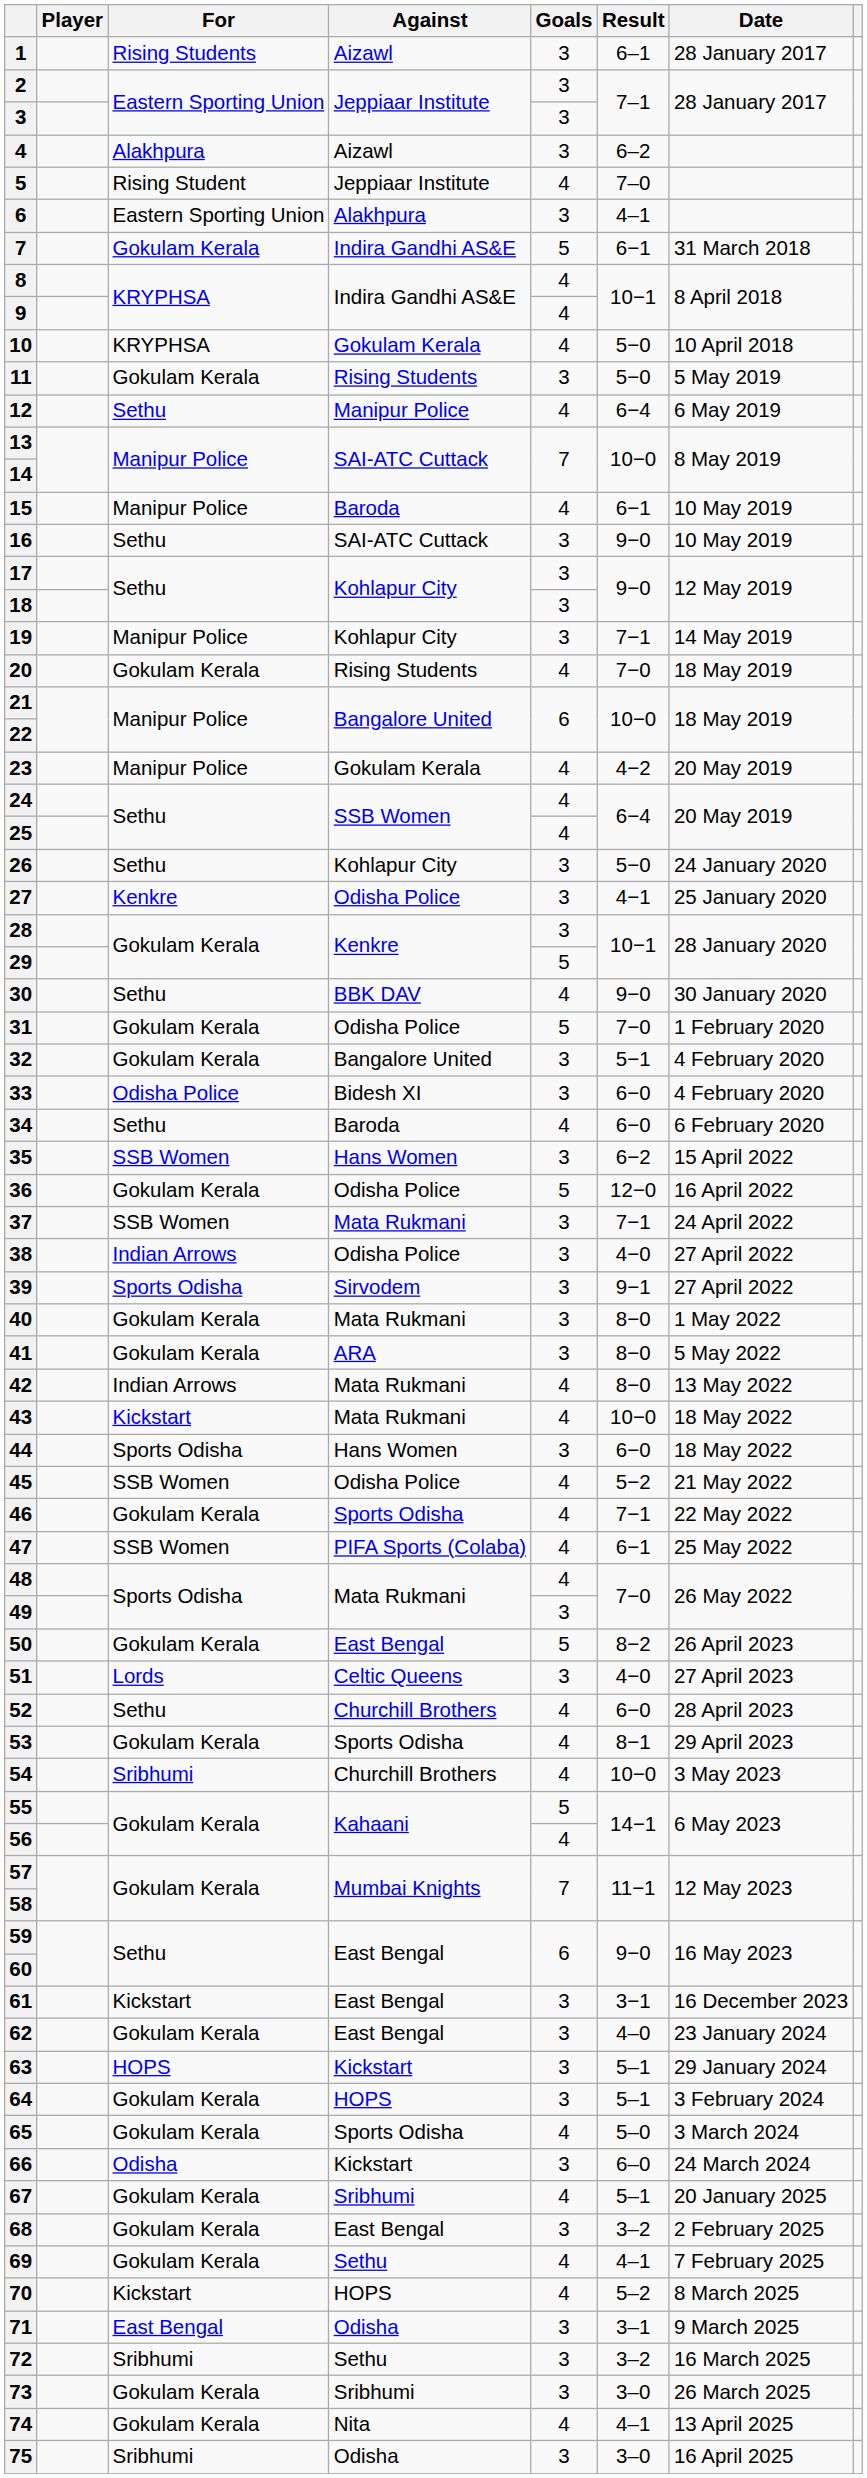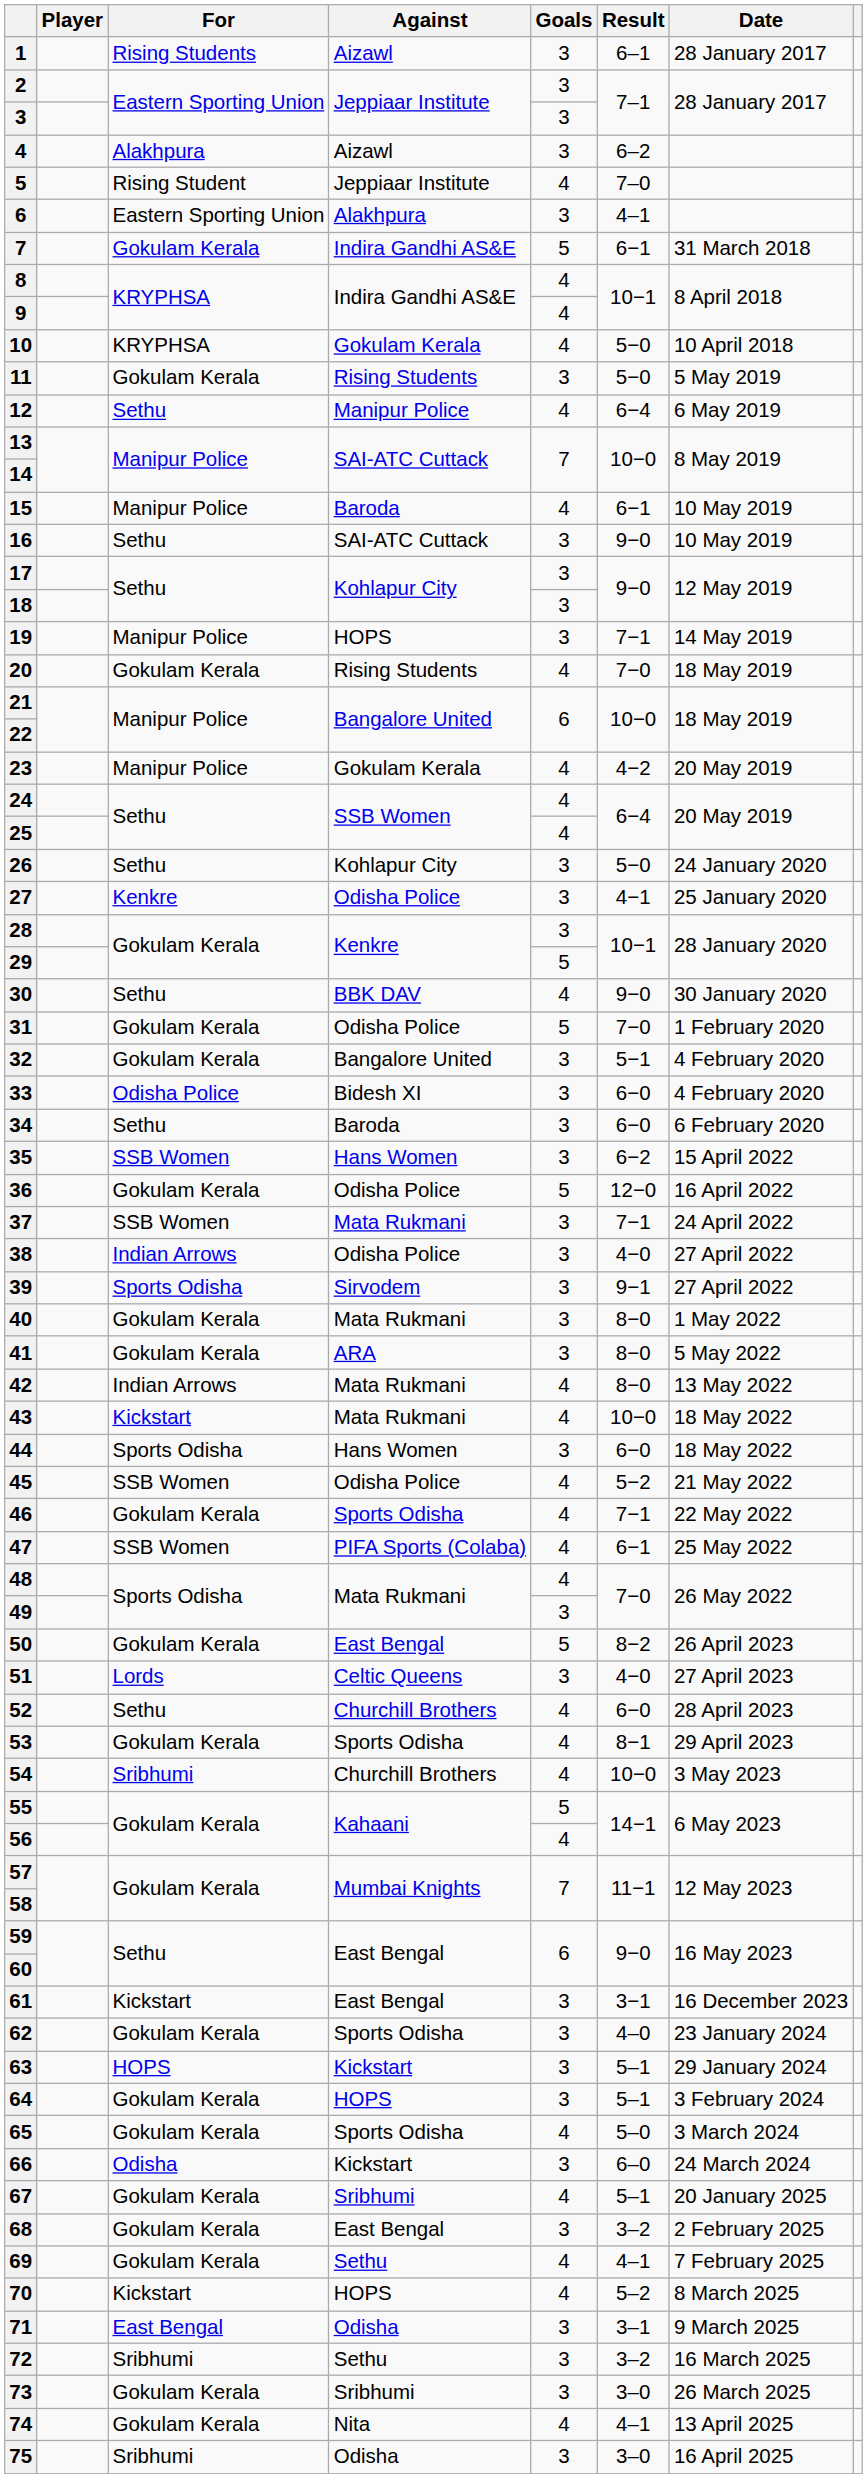(395, 637) Kohlapur City -> (363, 637) HOPS
(564, 1125) 4 -> (564, 1125) 3
(389, 2034) East Bengal -> (399, 2034) Sports Odisha
